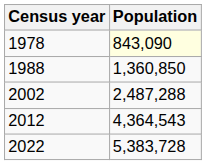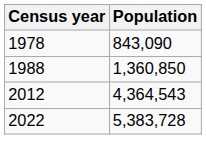(142, 43) lightyellow background -> (142, 43) no background
- row: (26, 95)
